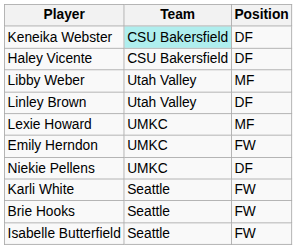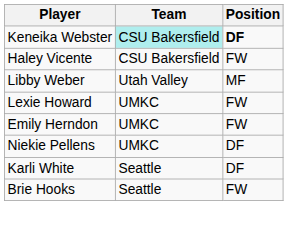(244, 37) normal -> (235, 37) bold
(244, 59) DF -> (236, 59) FW
- row: (47, 102)
(244, 124) MF -> (236, 102) FW
(245, 189) FW -> (235, 168) DF
- row: (64, 233)
